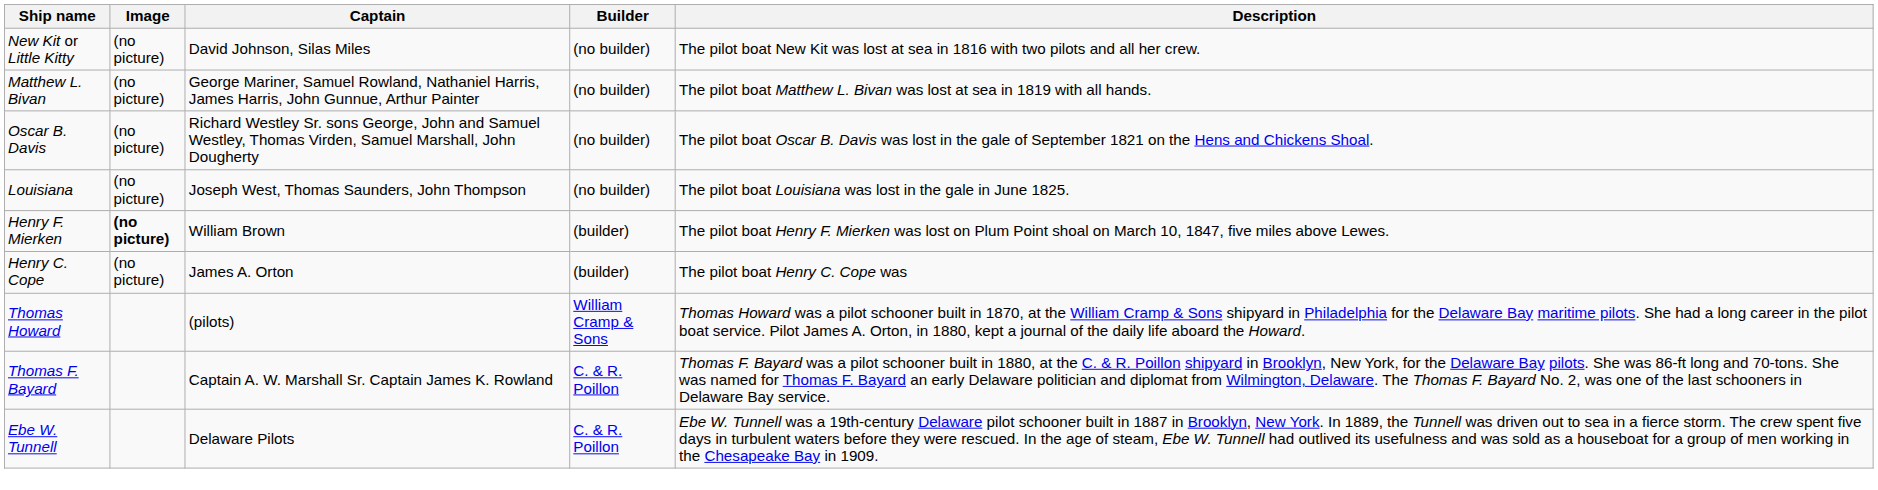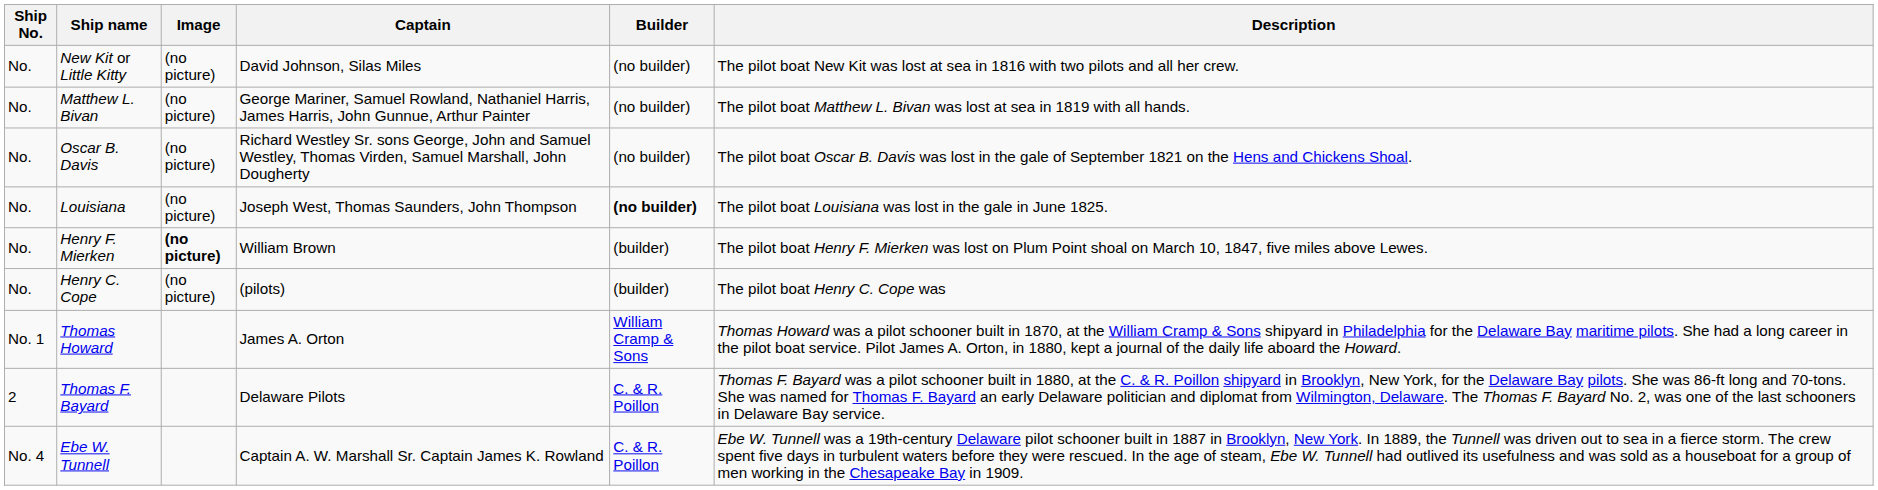+ column: (31, 25)
(612, 189) normal -> (655, 207) bold
(241, 272) James A. Orton -> (262, 289) (pilots)
(212, 322) (pilots) -> (292, 339) James A. Orton
(371, 380) Captain A. W. Marshall Sr. Captain James K. Rowland -> (292, 397) Delaware Pilots
(242, 438) Delaware Pilots -> (422, 455) Captain A. W. Marshall Sr. Captain James K. Rowland
